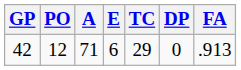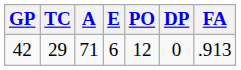columns swapped: (57, 19) <-> (142, 19)
